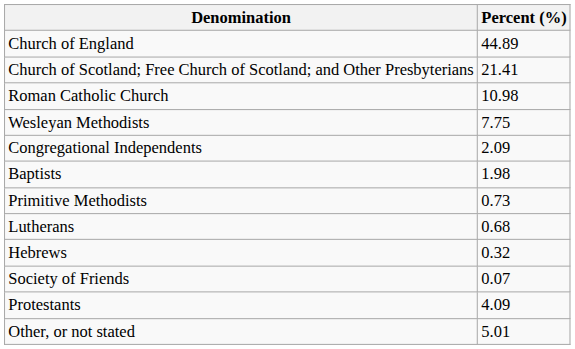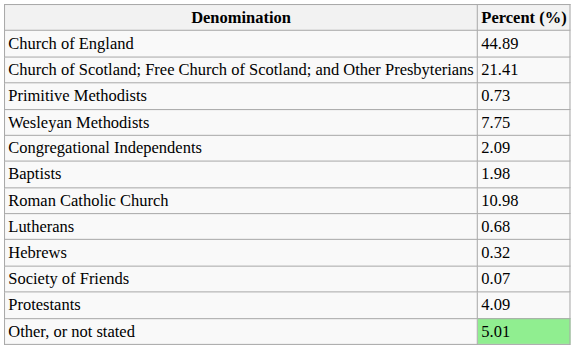rows swapped: (88, 95) <-> (78, 200)
(496, 331) no background -> (496, 331) lightgreen background
